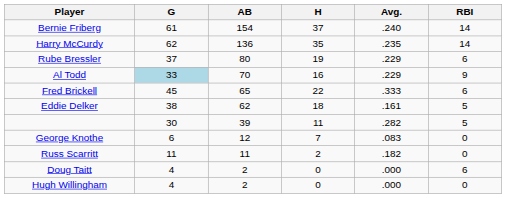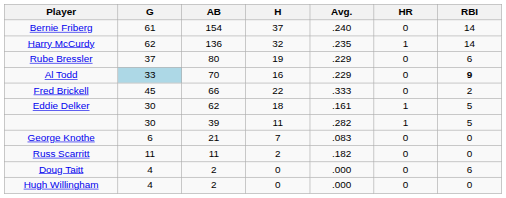+ column: (406, 12)
(318, 43) 35 -> (278, 43) 32
(465, 75) normal -> (470, 75) bold
(245, 91) 65 -> (214, 91) 66
(465, 91) 6 -> (470, 91) 2
(171, 106) 38 -> (150, 106) 30
(245, 138) 12 -> (214, 138) 21
